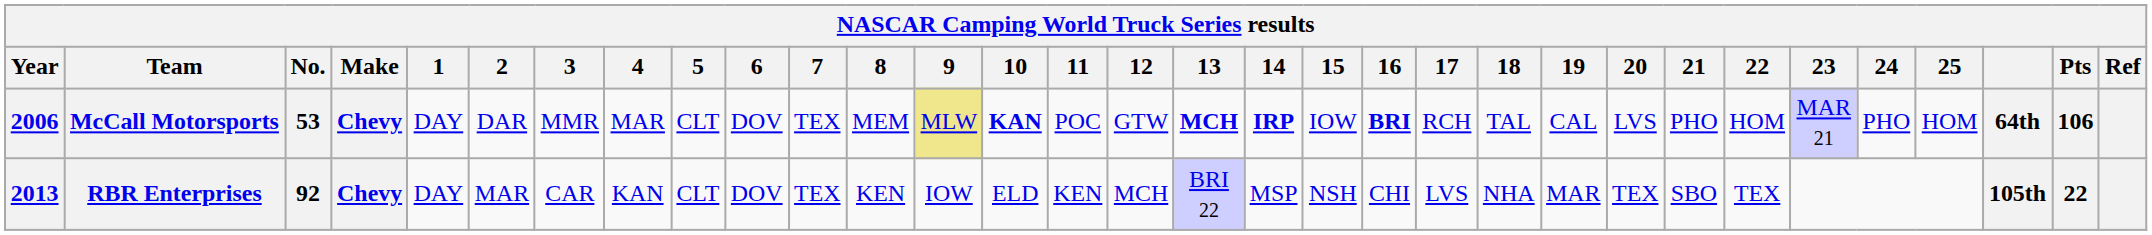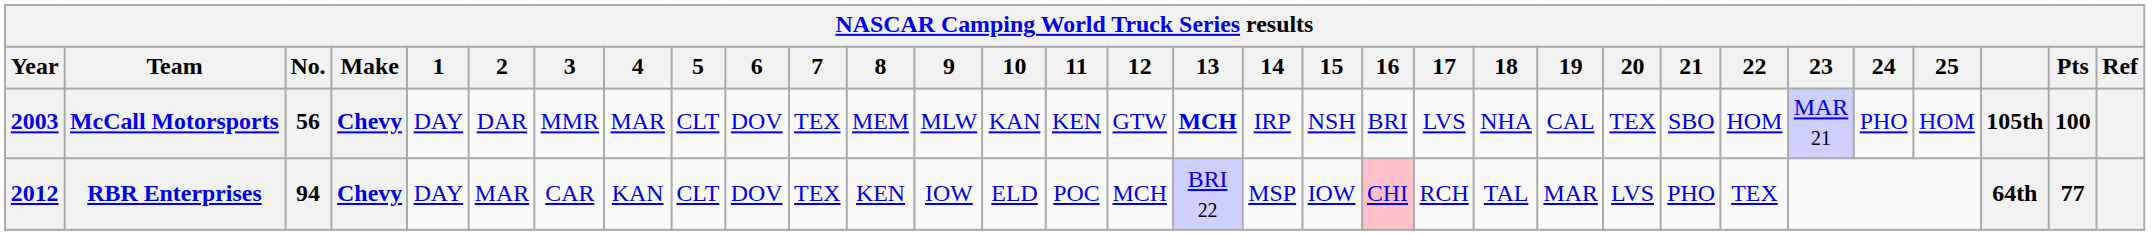(35, 122) 2006 -> (35, 122) 2003
(308, 122) 53 -> (308, 122) 56
(949, 122) khaki background -> (949, 122) no background
(1015, 122) bold -> (1015, 122) normal
(1078, 122) POC -> (1076, 122) KEN
(1274, 122) bold -> (1272, 122) normal
(1333, 122) IOW -> (1332, 122) NSH
(1390, 122) bold -> (1388, 122) normal
(1447, 122) RCH -> (1444, 122) LVS
(1509, 122) TAL -> (1506, 122) NHA
(1635, 122) LVS -> (1633, 122) TEX
(1694, 122) PHO -> (1691, 122) SBO
(2018, 122) 64th -> (2015, 122) 105th
(2075, 122) 106 -> (2073, 122) 100
(35, 194) 2013 -> (35, 194) 2012
(308, 194) 92 -> (308, 194) 94
(1078, 194) KEN -> (1076, 194) POC
(1333, 194) NSH -> (1332, 194) IOW
(1389, 194) no background -> (1388, 194) pink background
(1447, 194) LVS -> (1444, 194) RCH
(1509, 194) NHA -> (1506, 194) TAL
(1635, 194) TEX -> (1633, 194) LVS
(1694, 194) SBO -> (1691, 194) PHO
(2018, 194) 105th -> (2015, 194) 64th
(2075, 194) 22 -> (2073, 194) 77
